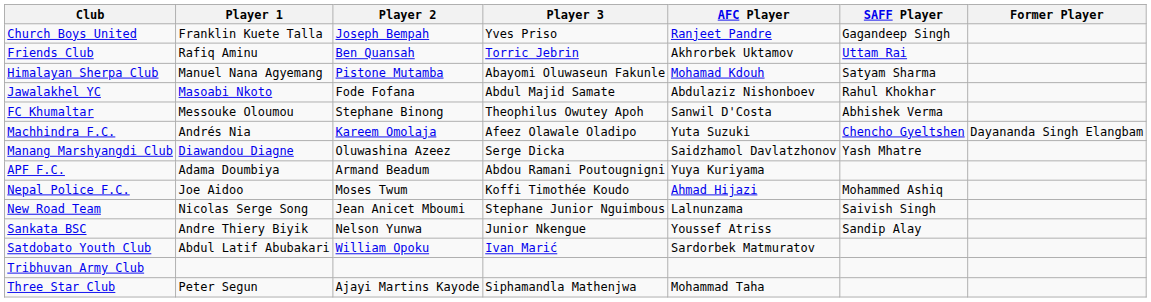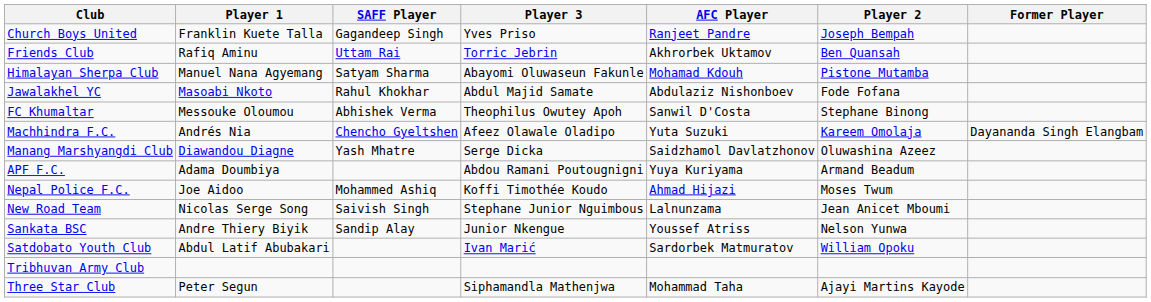columns swapped: (408, 14) <-> (903, 14)
